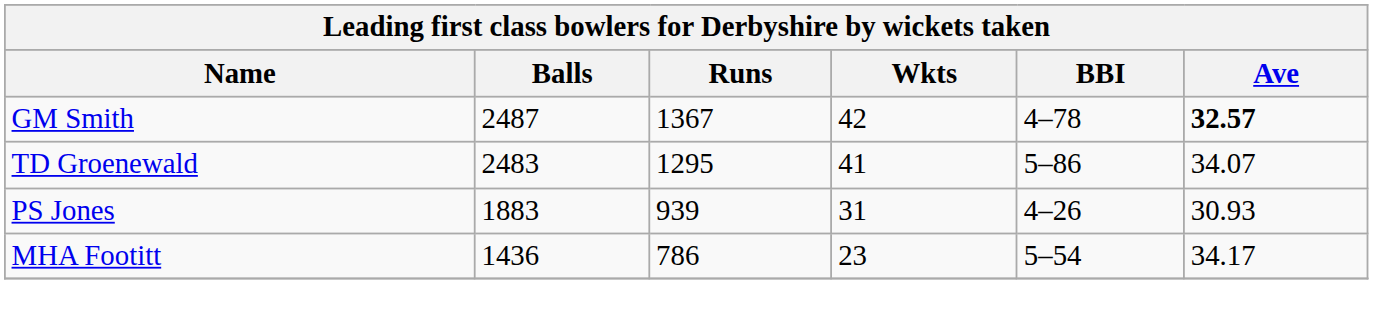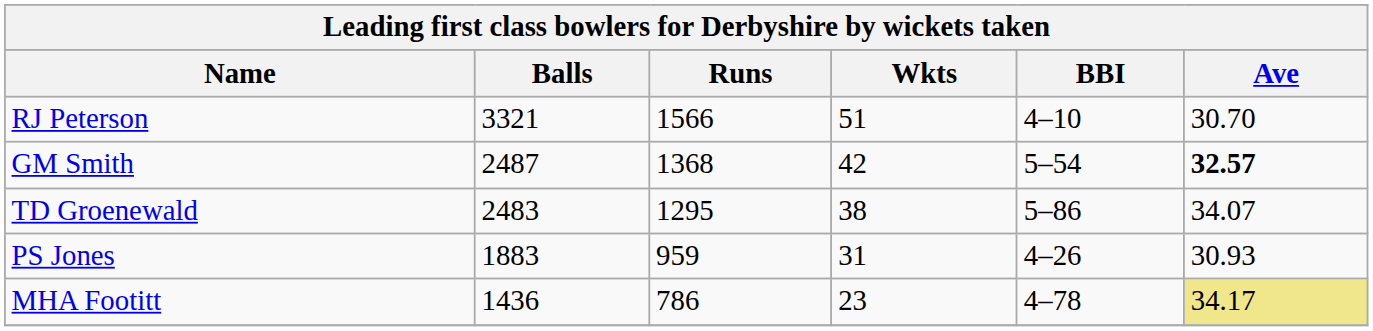+ row: (80, 118)
(685, 118) 1367 -> (685, 164) 1368
(1053, 118) 4–78 -> (1053, 164) 5–54
(853, 164) 41 -> (853, 210) 38
(678, 210) 939 -> (678, 255) 959
(1053, 255) 5–54 -> (1053, 301) 4–78
(1223, 255) no background -> (1223, 301) khaki background
